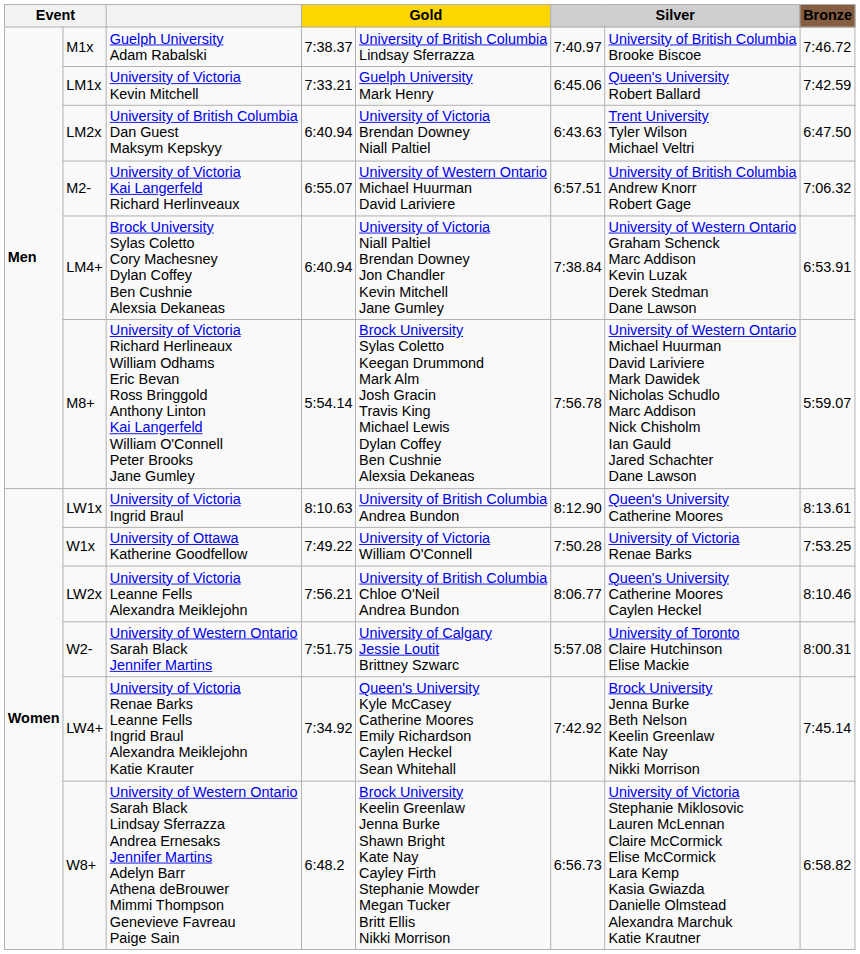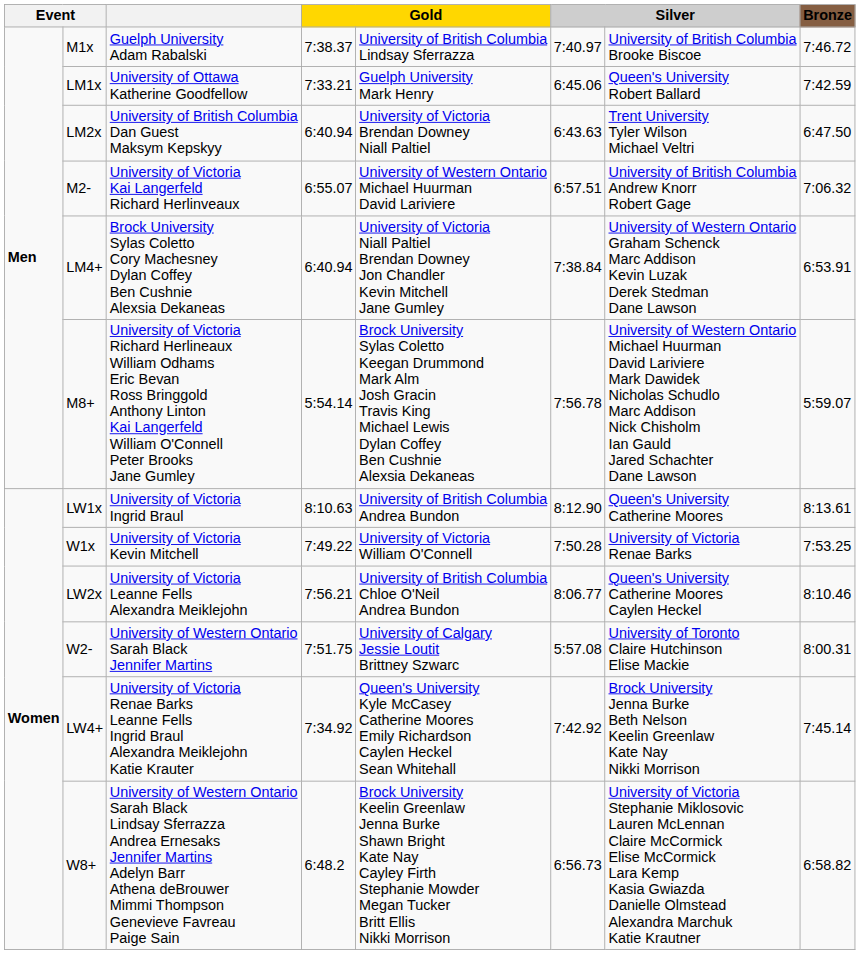(175, 85) University of Victoria Kevin Mitchell -> (179, 85) University of Ottawa Katherine Goodfellow
(179, 546) University of Ottawa Katherine Goodfellow -> (175, 546) University of Victoria Kevin Mitchell
